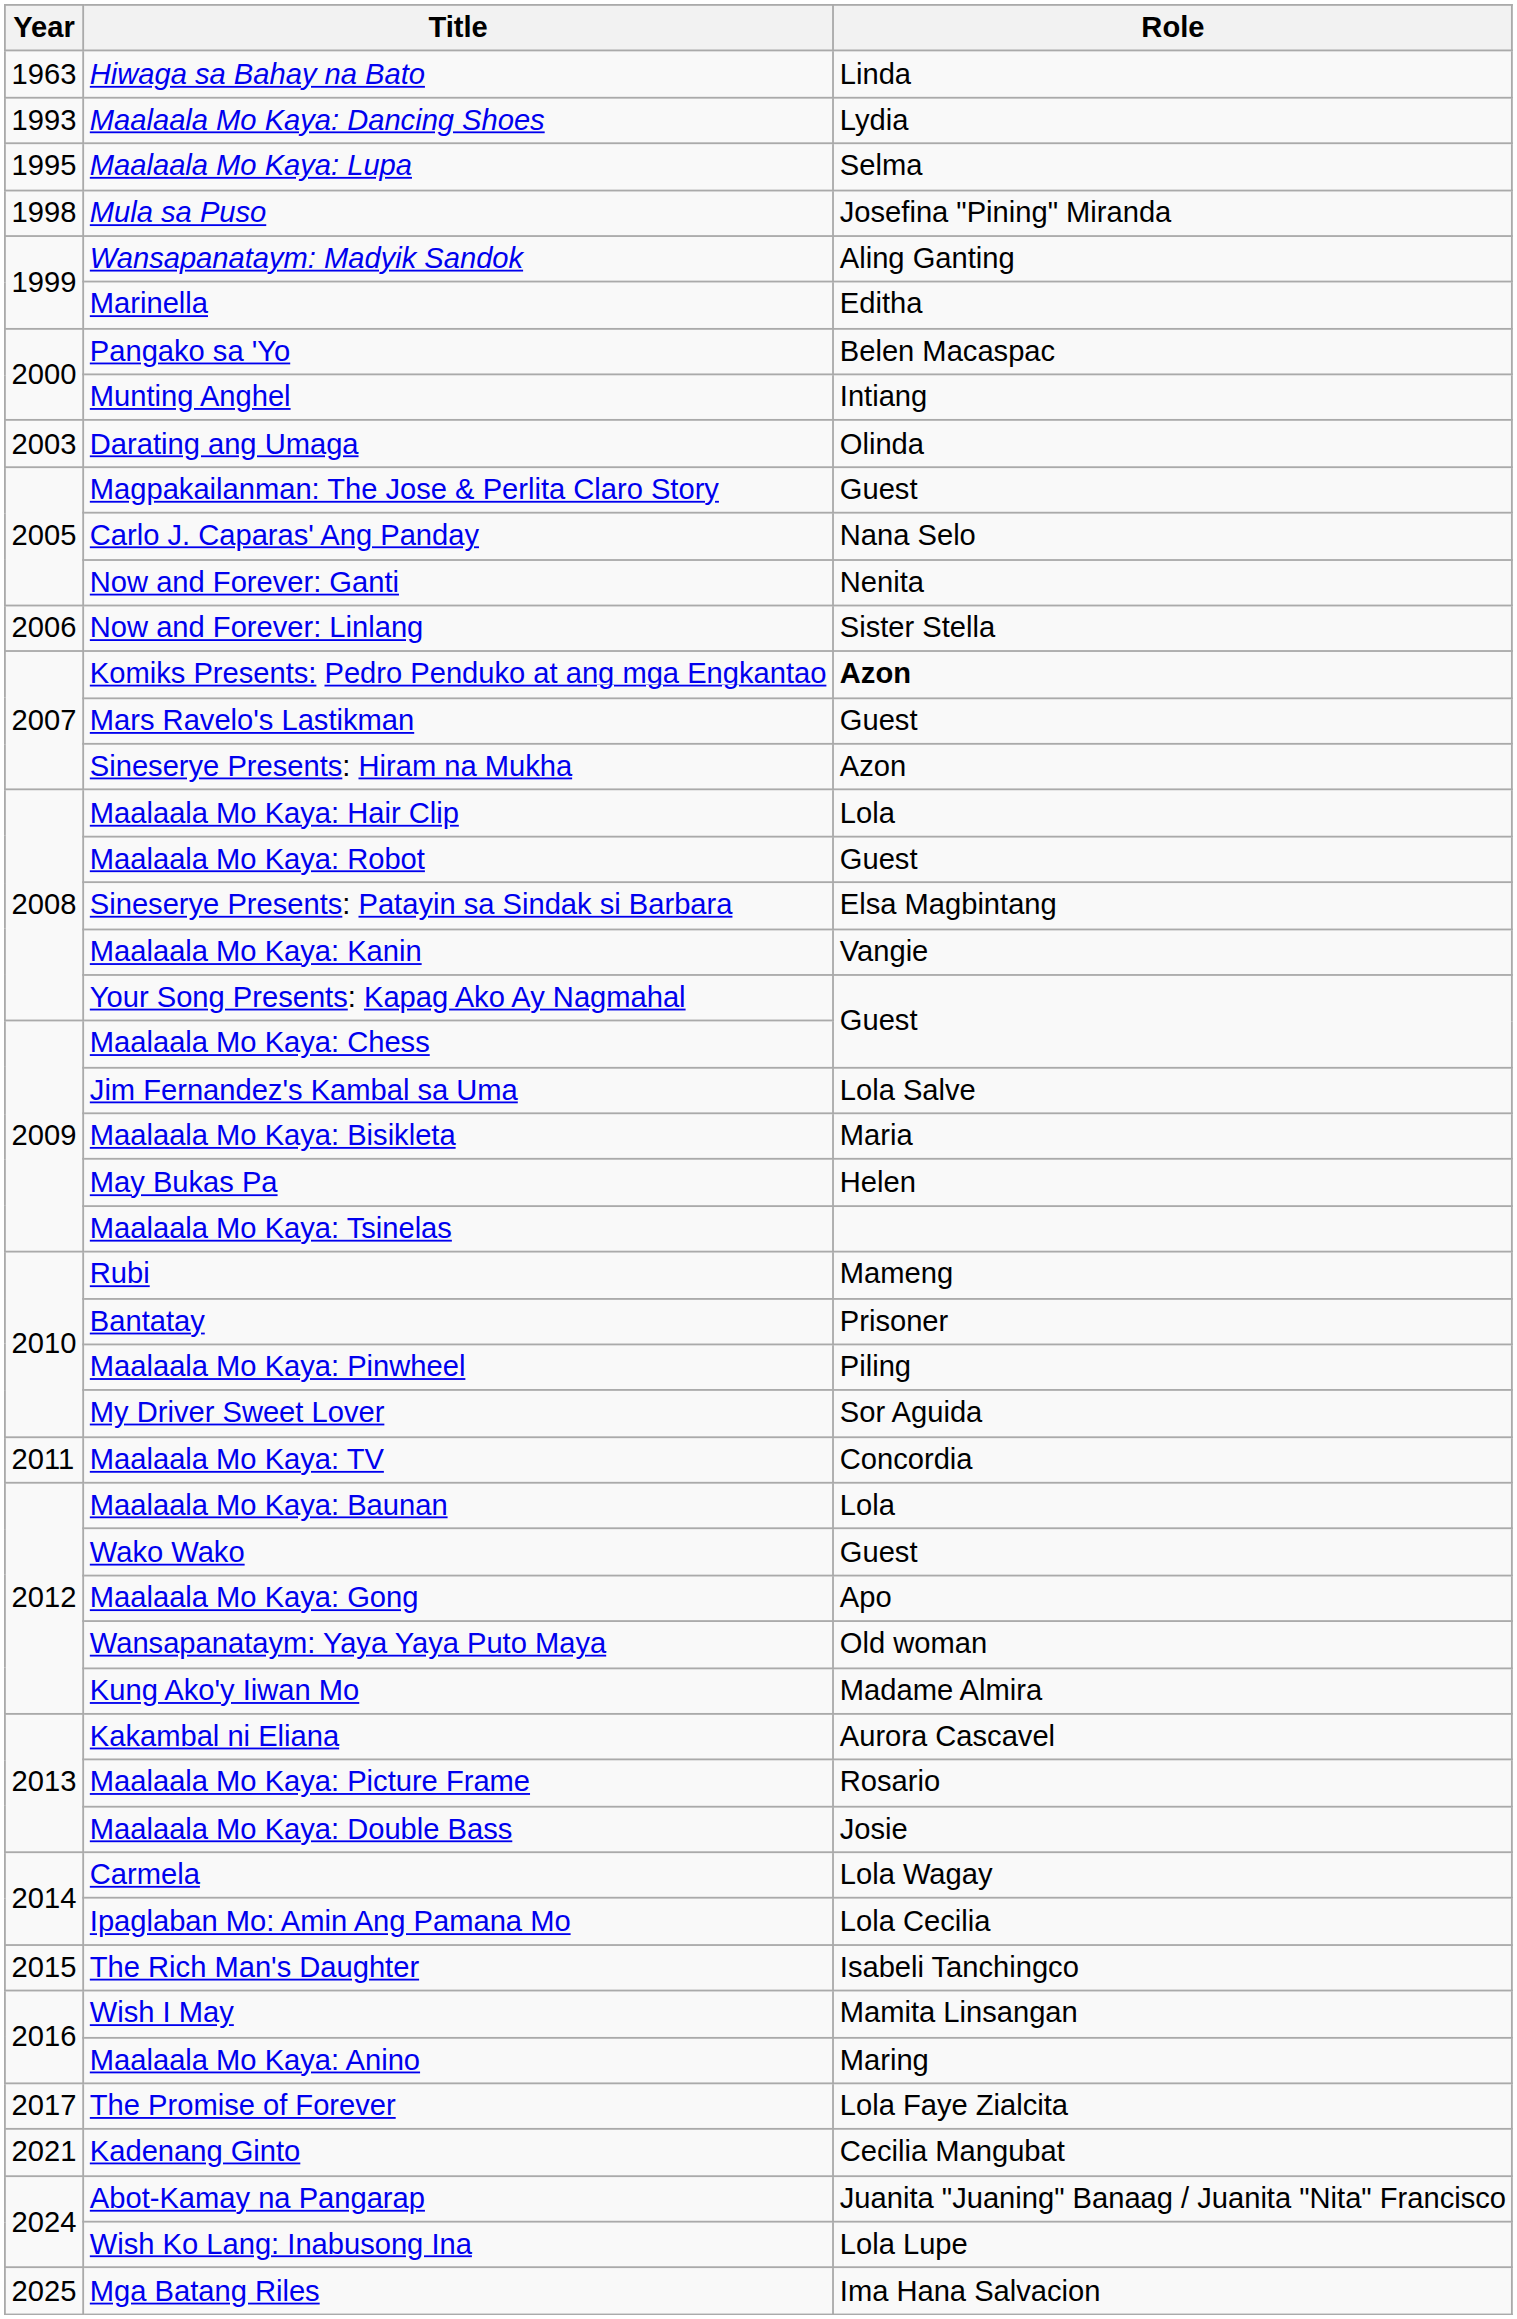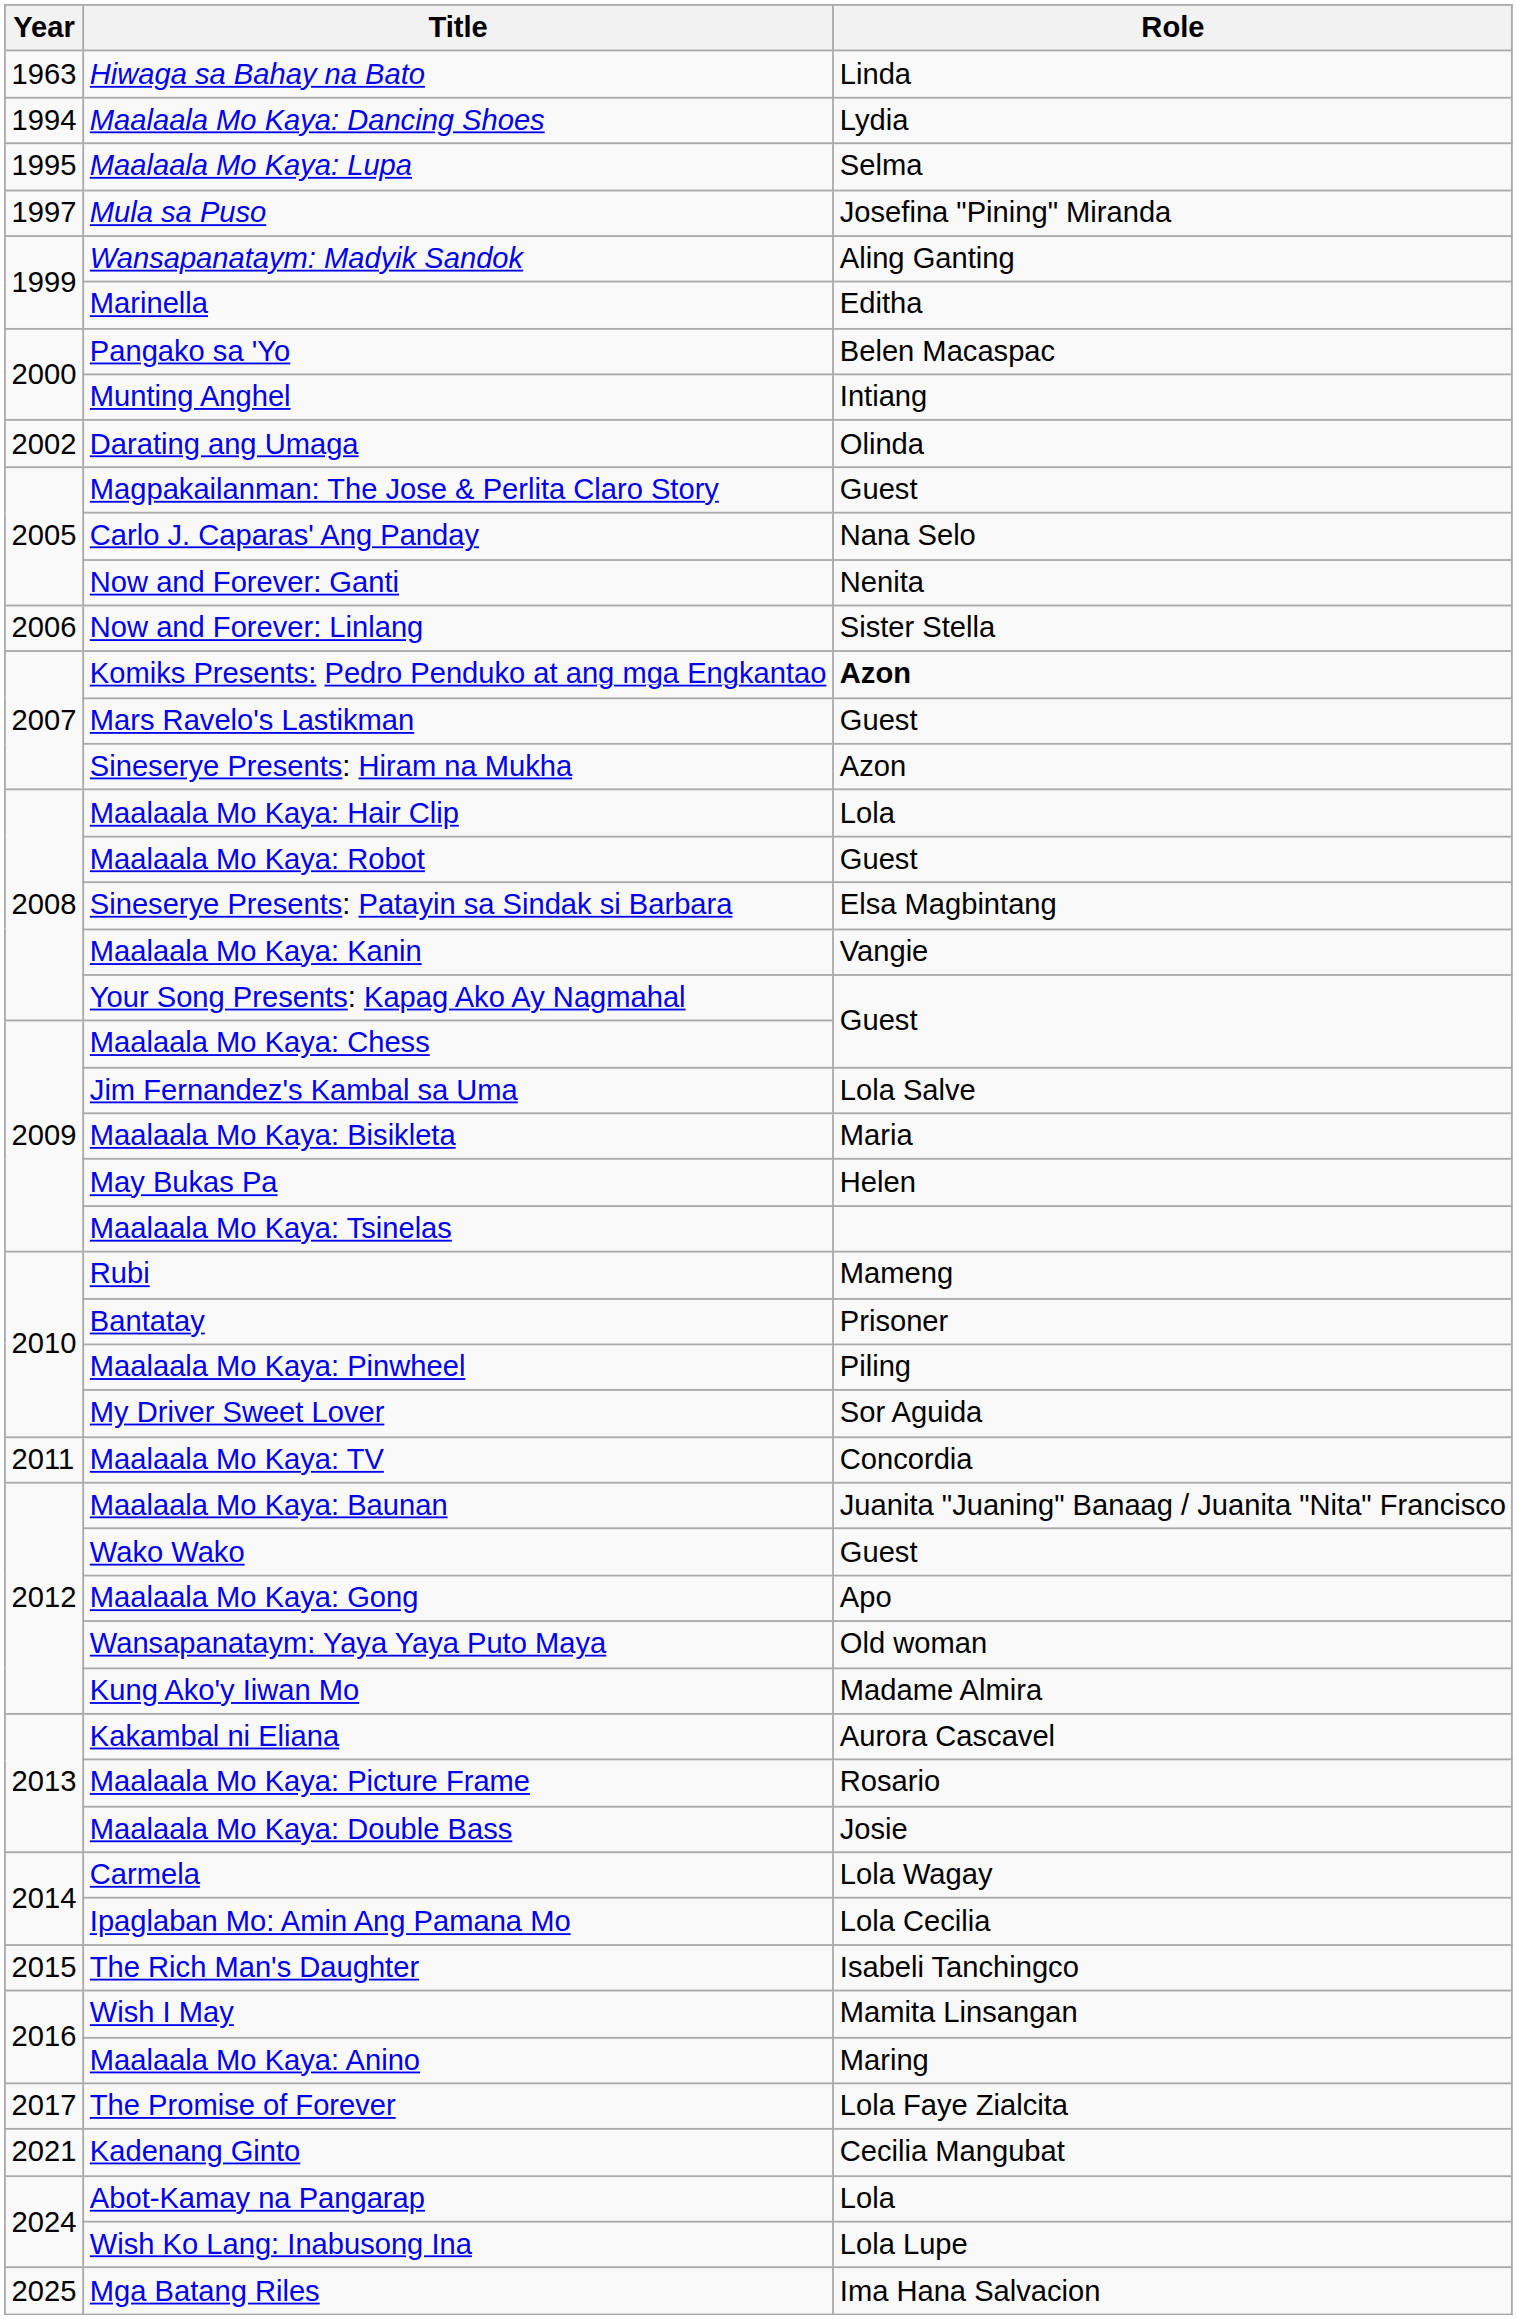(44, 119) 1993 -> (44, 119) 1994
(44, 212) 1998 -> (44, 212) 1997
(44, 443) 2003 -> (44, 443) 2002
(867, 1505) Lola -> (1173, 1505) Juanita "Juaning" Banaag / Juanita "Nita" Francisco
(1173, 2198) Juanita "Juaning" Banaag / Juanita "Nita" Francisco -> (867, 2198) Lola
